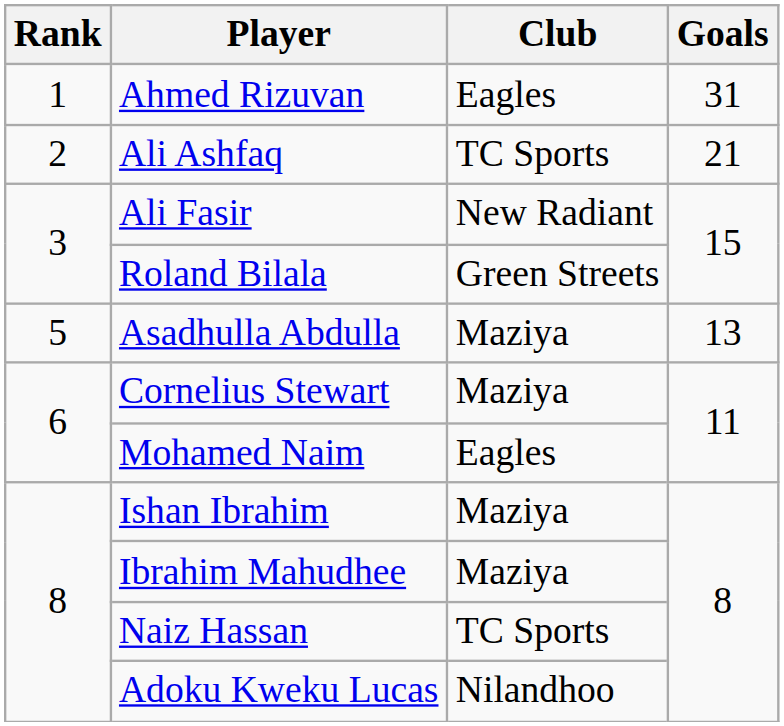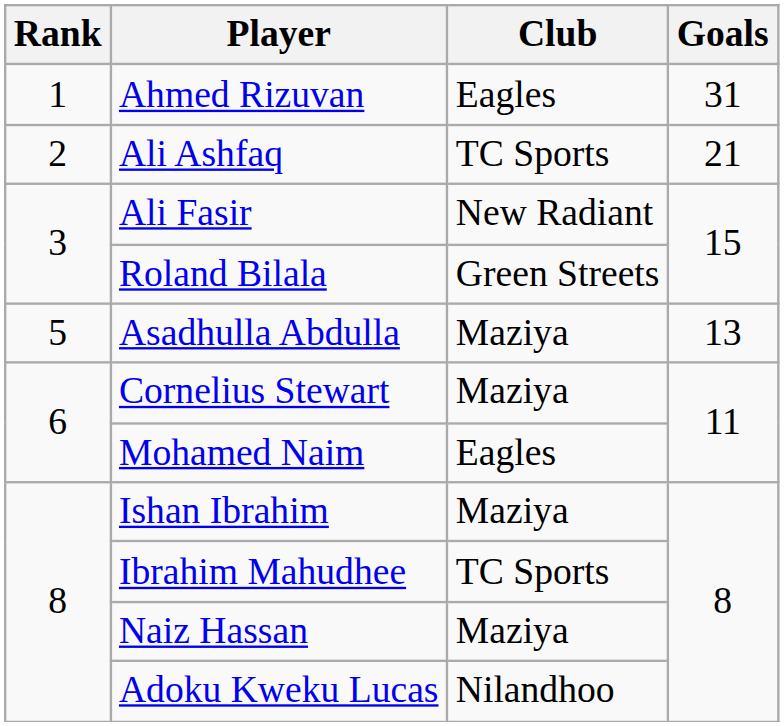(512, 570) Maziya -> (533, 570) TC Sports
(533, 630) TC Sports -> (512, 630) Maziya
